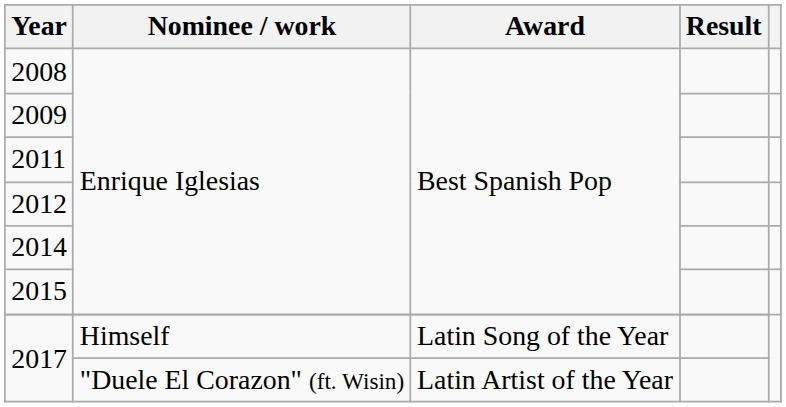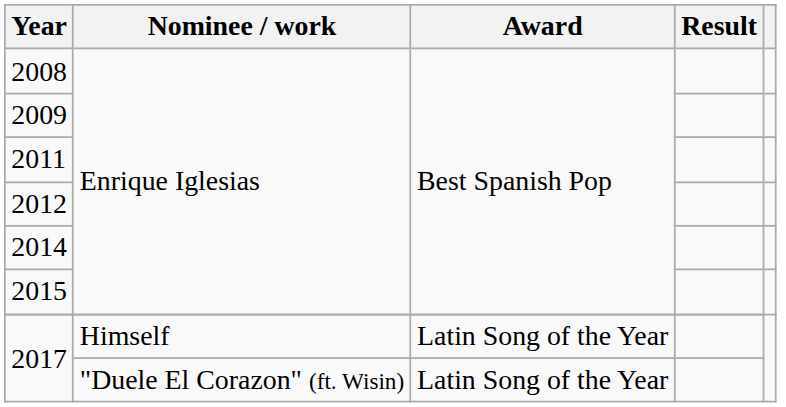(545, 379) Latin Artist of the Year -> (543, 379) Latin Song of the Year
